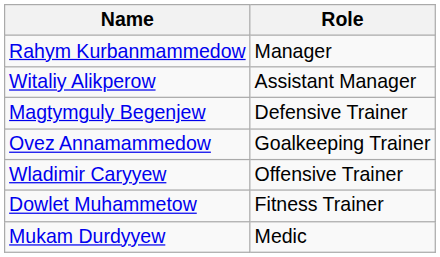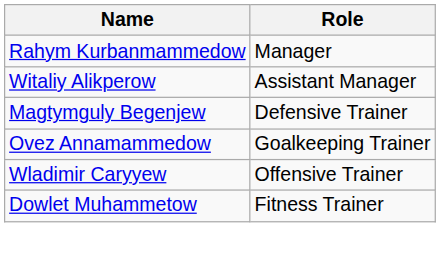- row: (87, 236)
